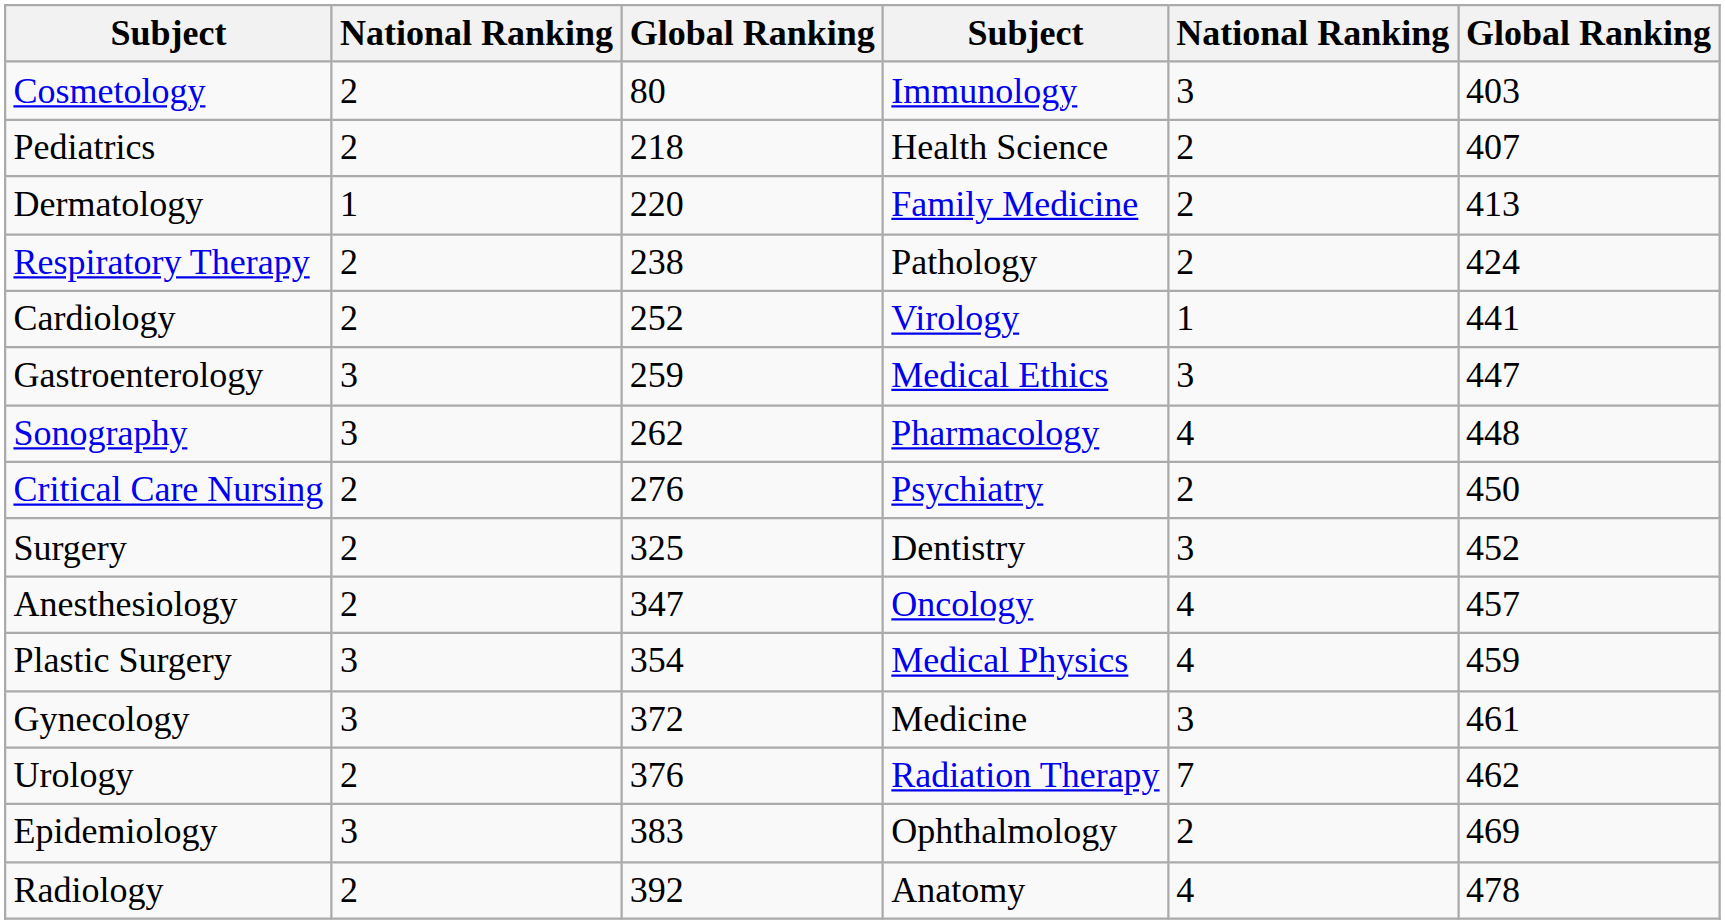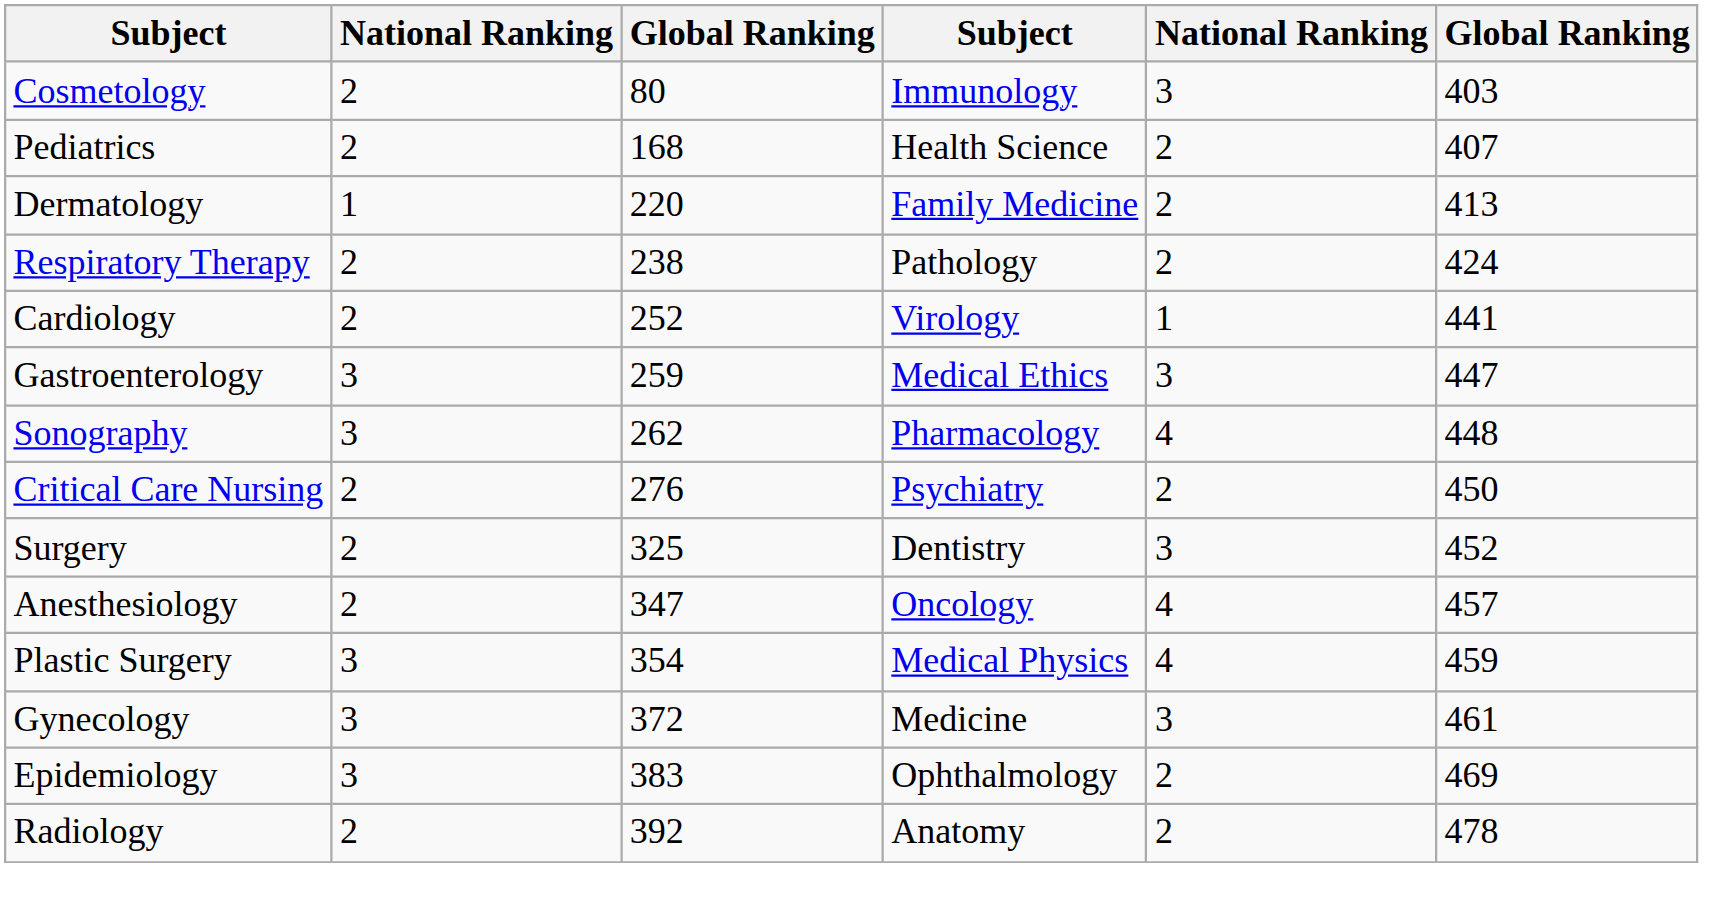(657, 147) 218 -> (657, 147) 168
- row: (73, 775)
(1185, 889) 4 -> (1164, 832) 2
